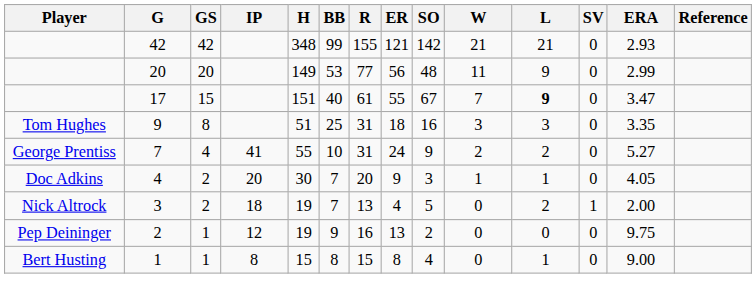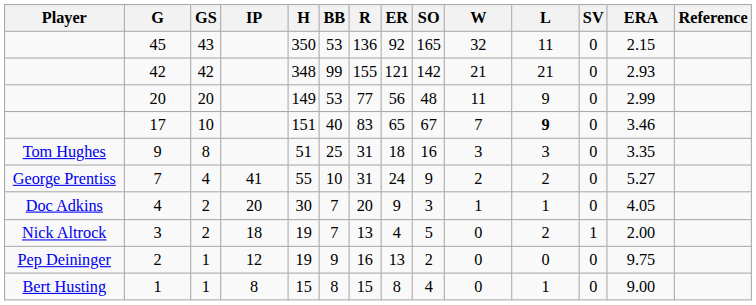+ row: (158, 44)
(206, 98) 15 -> (206, 125) 10
(365, 98) 61 -> (365, 125) 83
(397, 98) 55 -> (397, 125) 65
(641, 98) 3.47 -> (641, 125) 3.46
